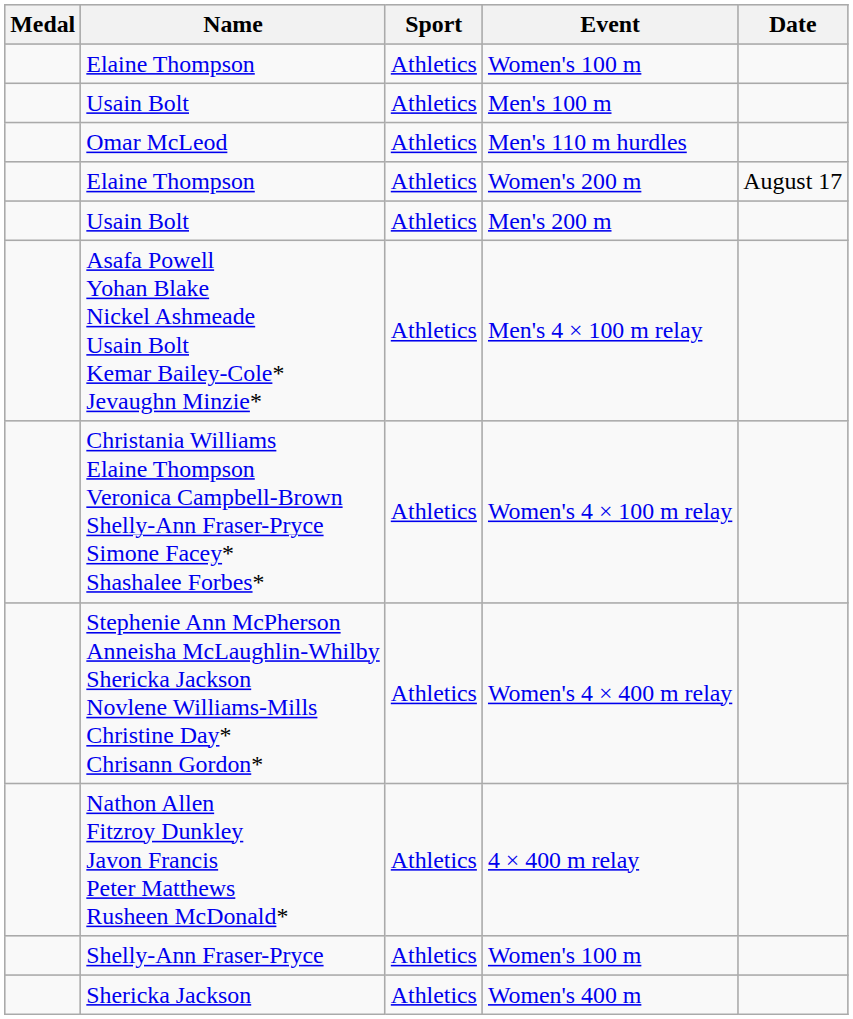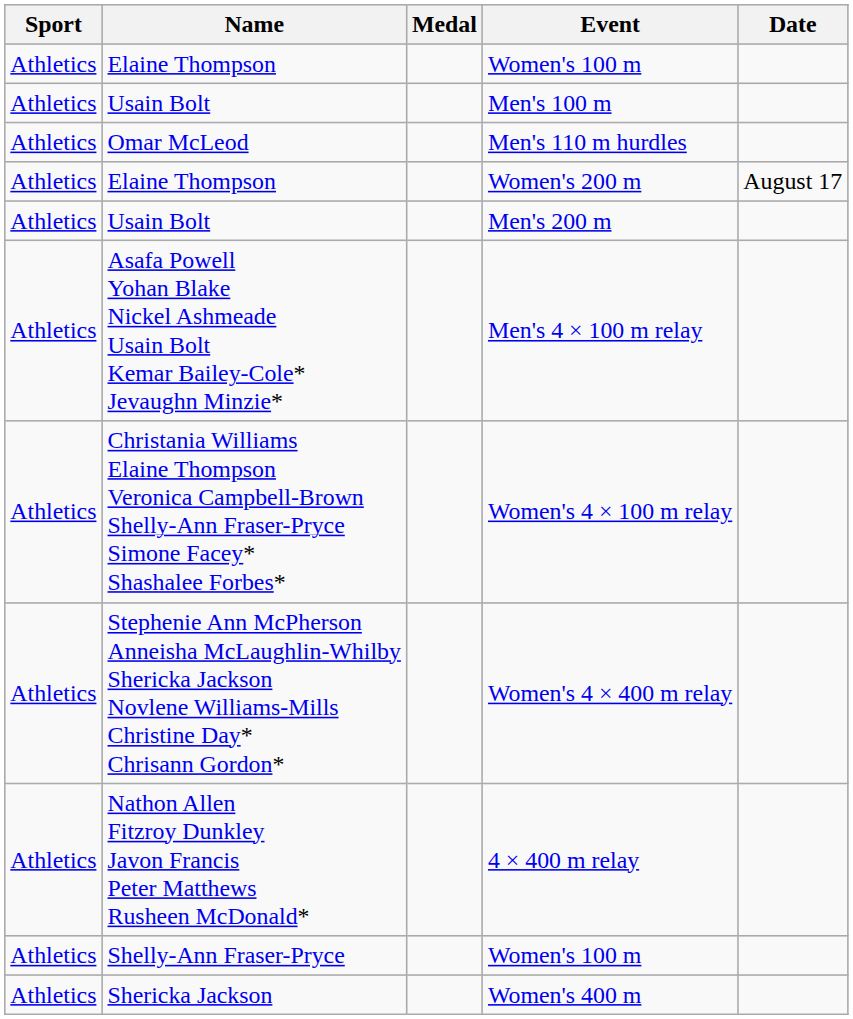columns swapped: (43, 24) <-> (434, 24)
